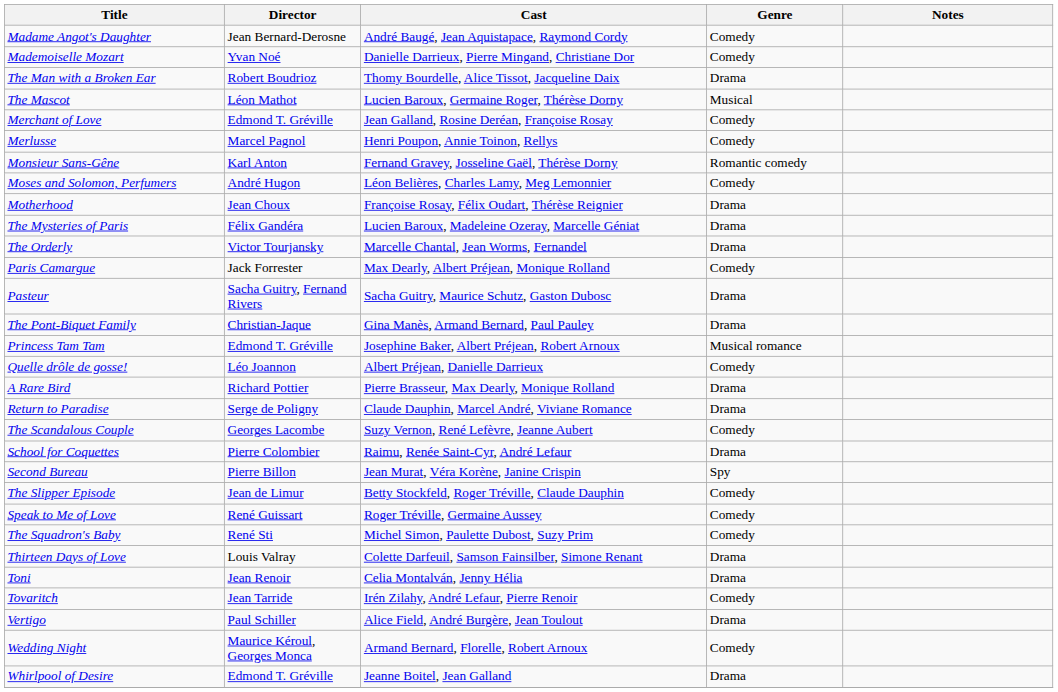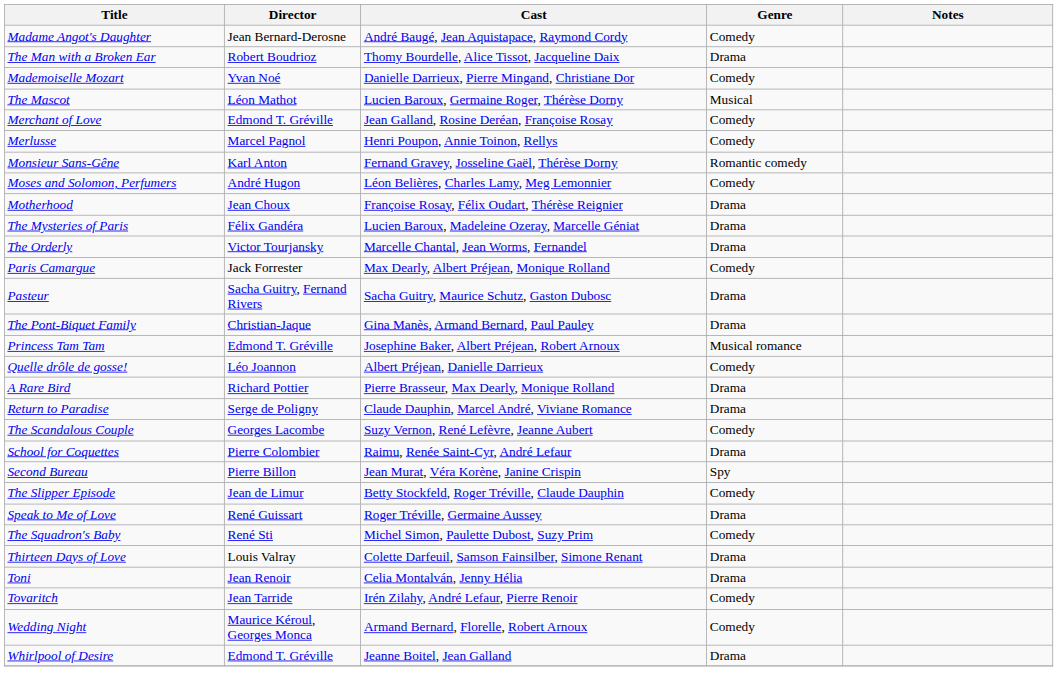rows swapped: (66, 57) <-> (82, 78)
(732, 514) Comedy -> (728, 514) Drama
- row: (27, 619)
